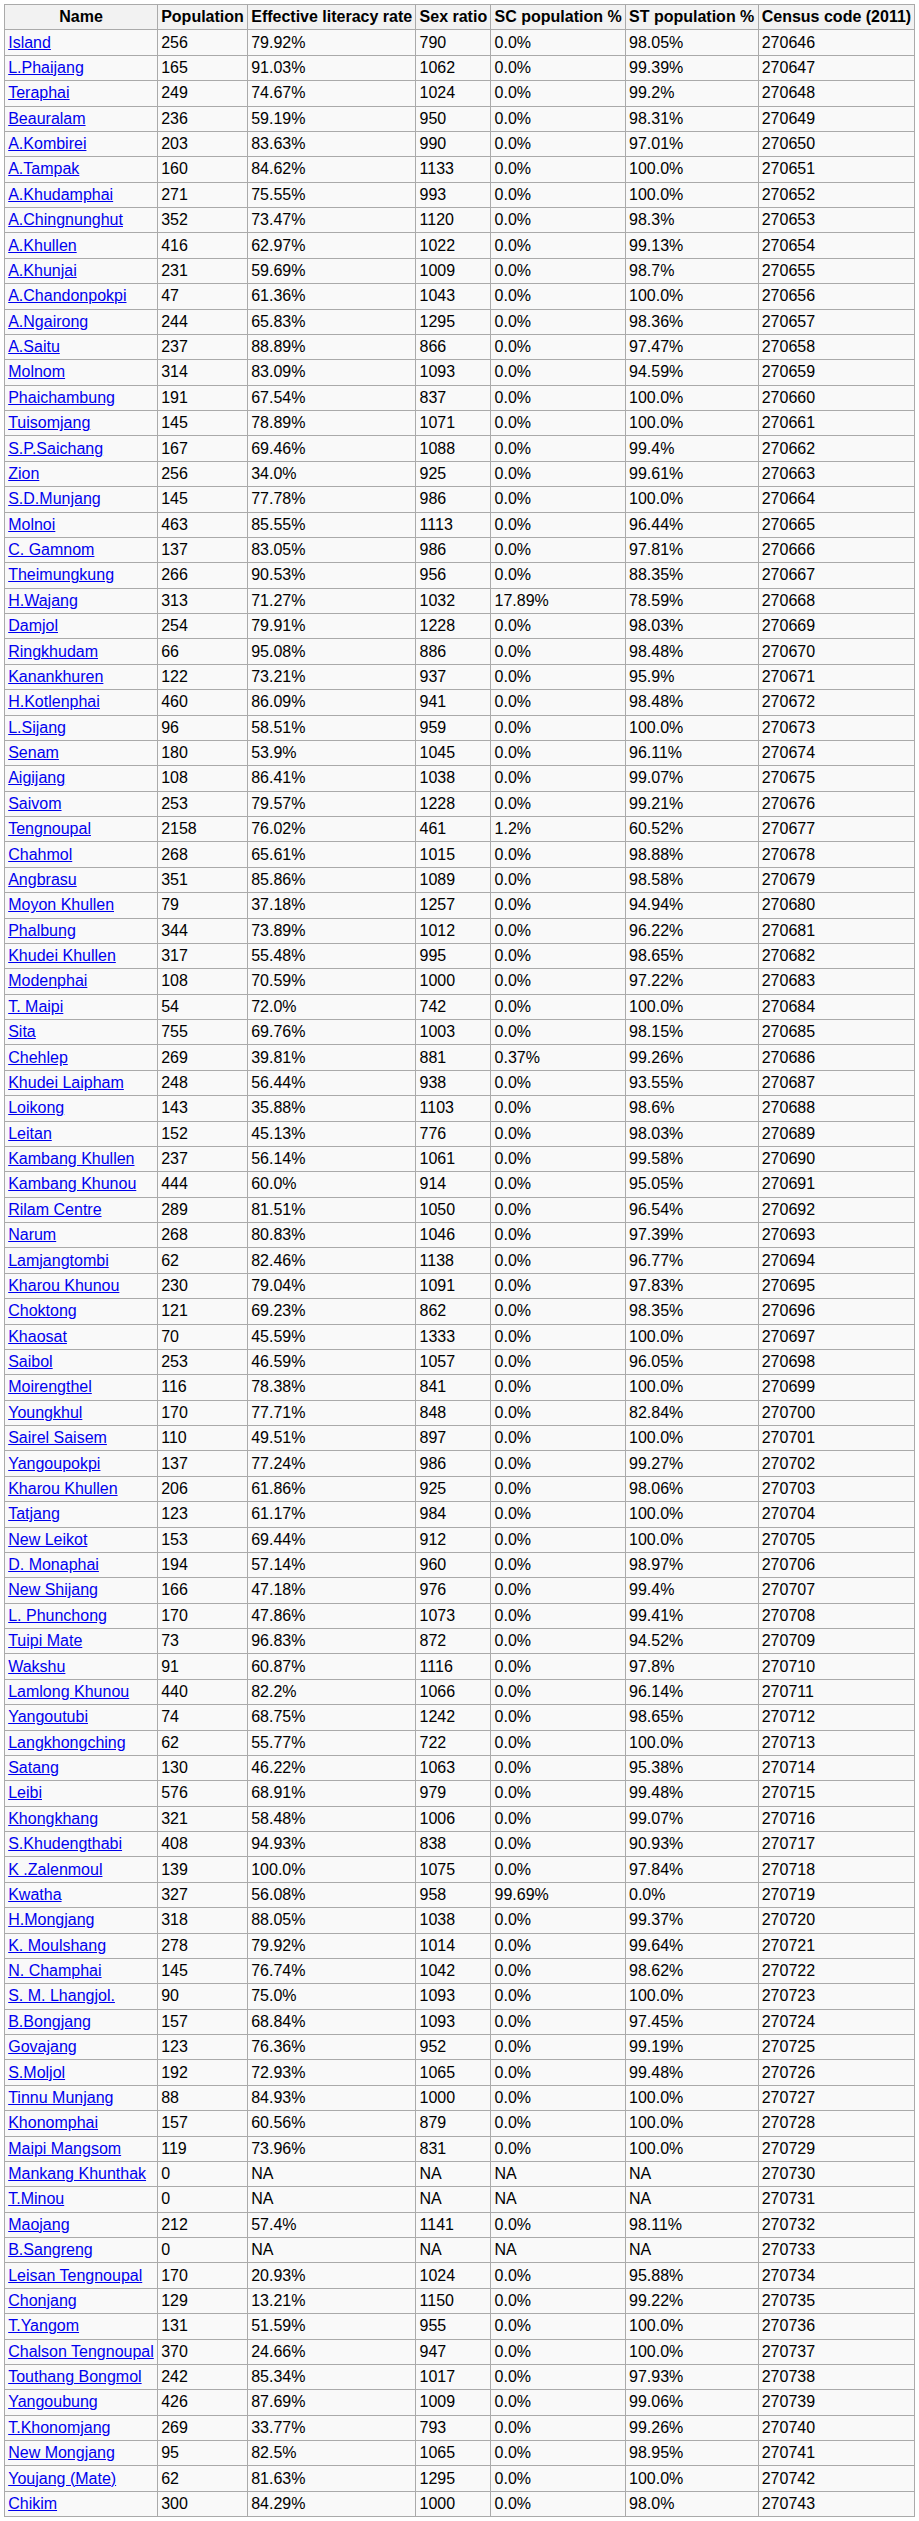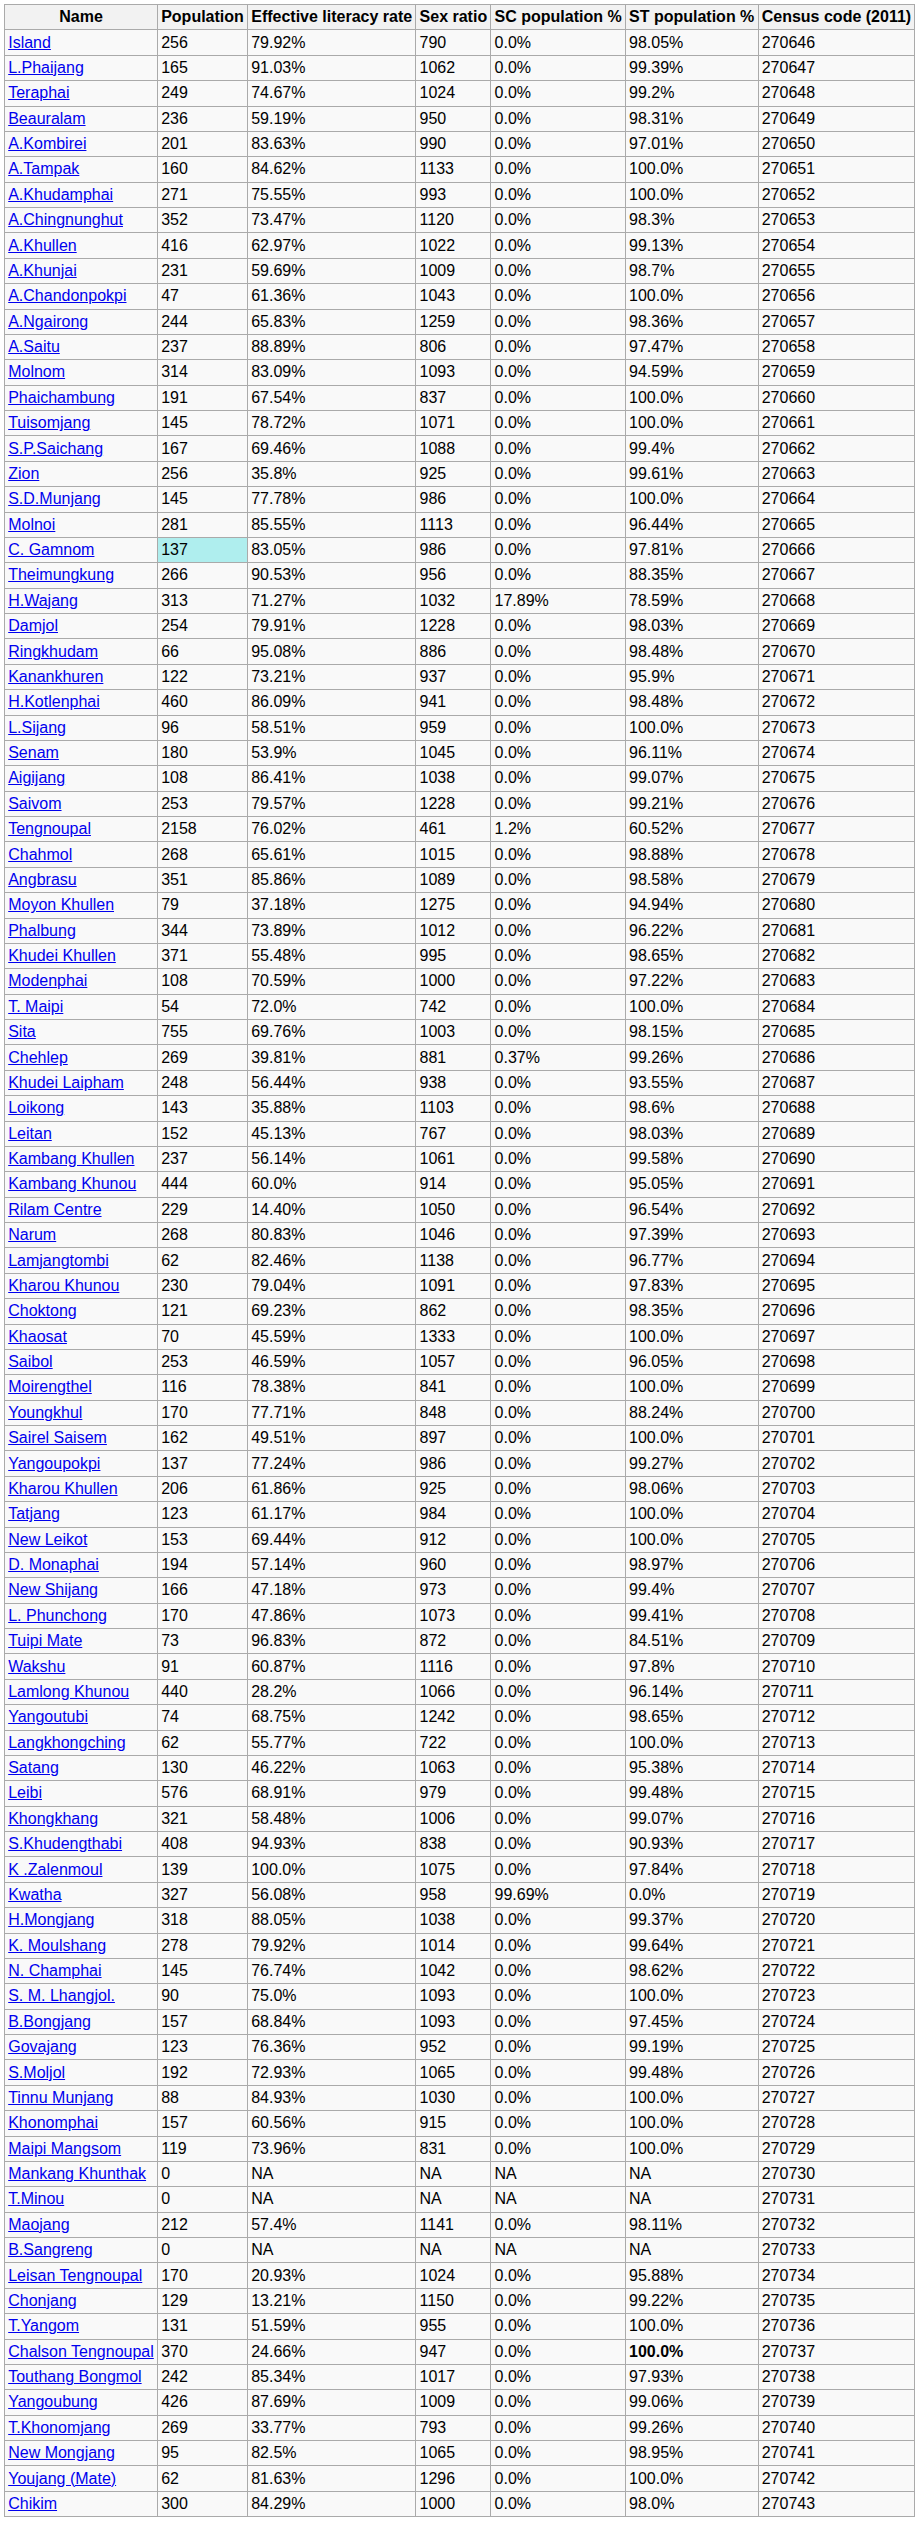(175, 144) 203 -> (175, 144) 201
(437, 321) 1295 -> (437, 321) 1259
(433, 347) 866 -> (433, 347) 806
(278, 423) 78.89% -> (278, 423) 78.72%
(274, 473) 34.0% -> (274, 473) 35.8%
(175, 524) 463 -> (175, 524) 281
(175, 550) no background -> (175, 550) paleturquoise background
(437, 905) 1257 -> (437, 905) 1275
(175, 956) 317 -> (175, 956) 371
(433, 1133) 776 -> (433, 1133) 767
(175, 1209) 289 -> (175, 1209) 229
(278, 1209) 81.51% -> (278, 1209) 14.40%
(656, 1412) 82.84% -> (656, 1412) 88.24%
(174, 1438) 110 -> (175, 1438) 162
(433, 1590) 976 -> (433, 1590) 973
(656, 1641) 94.52% -> (656, 1641) 84.51%
(274, 1691) 82.2% -> (274, 1691) 28.2%
(437, 2097) 1000 -> (437, 2097) 1030
(433, 2123) 879 -> (433, 2123) 915
(656, 2351) normal -> (656, 2351) bold
(437, 2478) 1295 -> (437, 2478) 1296
